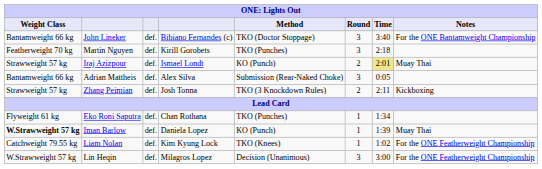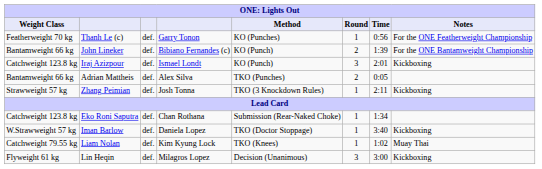+ row: (102, 37)
(275, 37) TKO (Doctor Stoppage) -> (253, 50) KO (Punch)
(359, 37) 3 -> (356, 50) 2
(383, 37) 3:40 -> (381, 50) 1:39
- row: (108, 50)
(37, 64) Strawweight 57 kg -> (42, 64) Catchweight 123.8 kg
(359, 64) 2 -> (356, 64) 3
(383, 64) khaki background -> (381, 64) no background
(413, 64) Muay Thai -> (412, 64) Kickboxing
(290, 77) Submission (Rear-Naked Choke) -> (259, 77) TKO (Punches)
(359, 77) 3 -> (356, 77) 2
(359, 90) 2 -> (356, 90) 1
(33, 117) Flyweight 61 kg -> (42, 117) Catchweight 123.8 kg
(262, 117) TKO (Punches) -> (287, 117) Submission (Rear-Naked Choke)
(43, 130) bold -> (41, 130) normal
(256, 130) KO (Punch) -> (273, 130) TKO (Doctor Stoppage)
(383, 130) 1:39 -> (381, 130) 3:40
(413, 130) Muay Thai -> (412, 130) Kickboxing
(465, 143) For the ONE Featherweight Championship -> (411, 143) Muay Thai
(41, 157) W.Strawweight 57 kg -> (33, 157) Flyweight 61 kg
(465, 157) For the ONE Featherweight Championship -> (412, 157) Kickboxing
